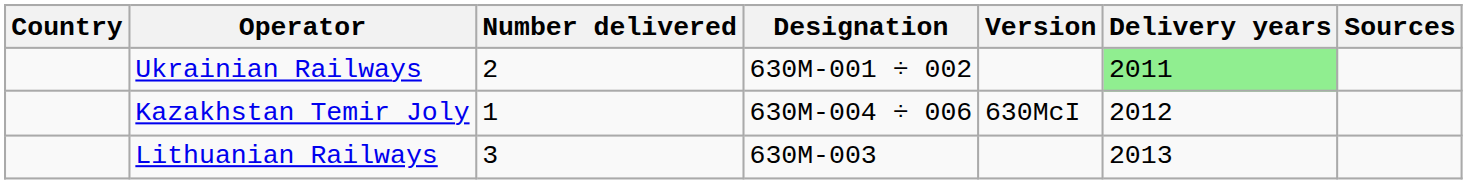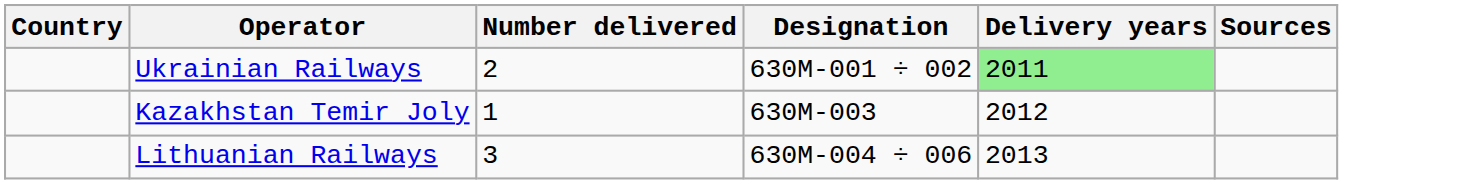- column: (1041, 27)
(861, 113) 630M-004 ÷ 006 -> (813, 113) 630M-003
(813, 156) 630M-003 -> (861, 156) 630M-004 ÷ 006
